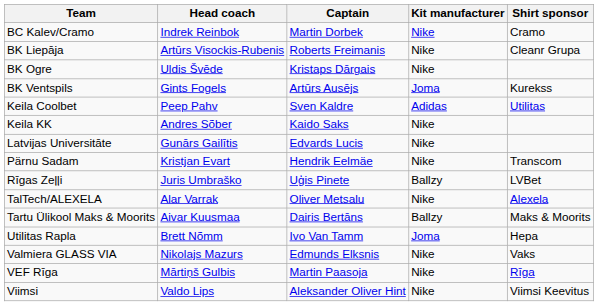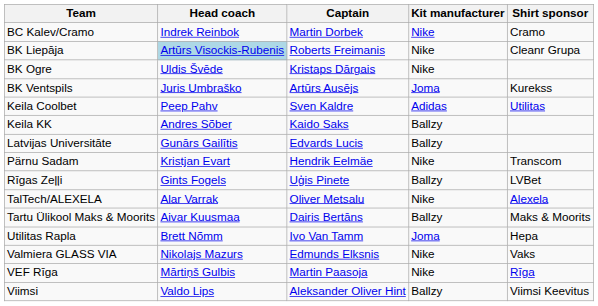(222, 50) no background -> (222, 50) lightblue background
(193, 87) Gints Fogels -> (201, 87) Juris Umbraško
(423, 124) Nike -> (427, 124) Ballzy
(423, 143) Nike -> (427, 143) Ballzy
(201, 180) Juris Umbraško -> (193, 180) Gints Fogels
(423, 291) Nike -> (427, 291) Ballzy
